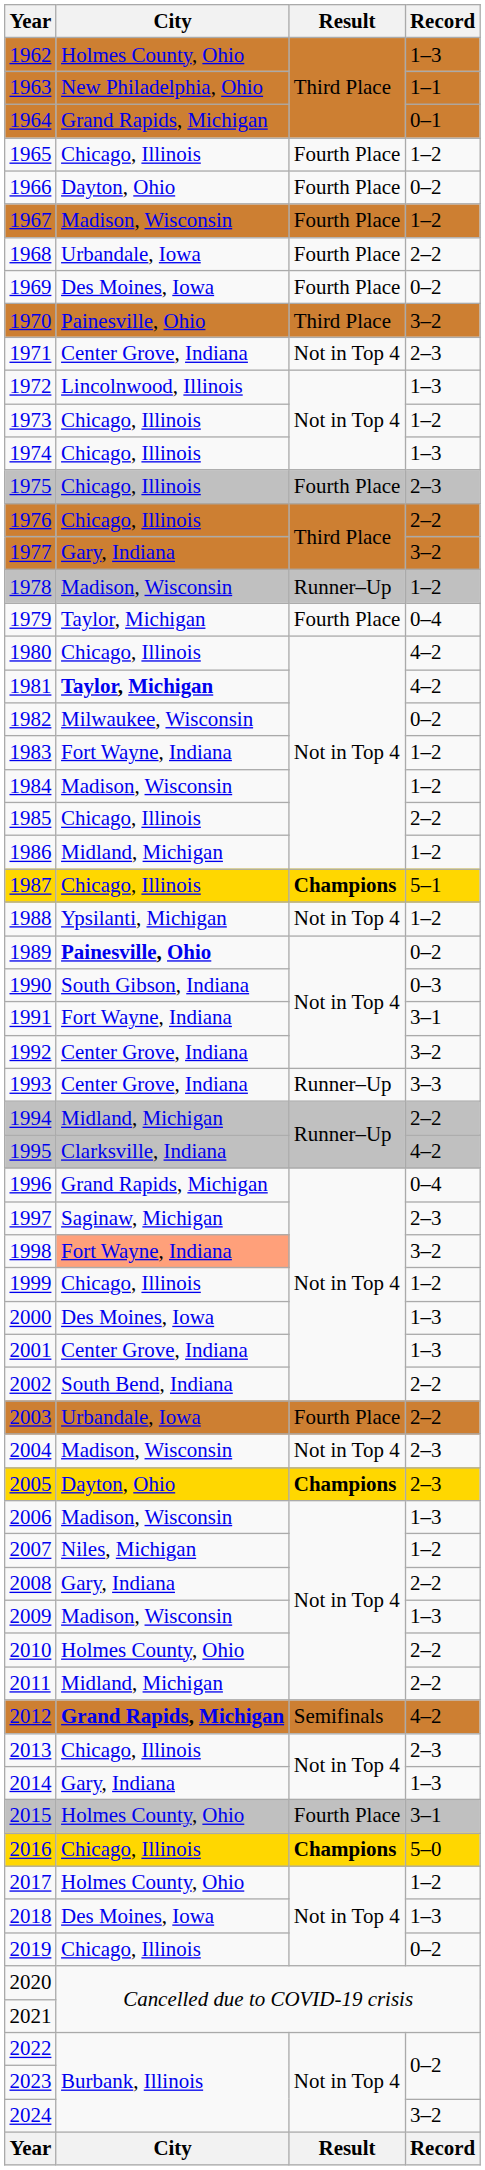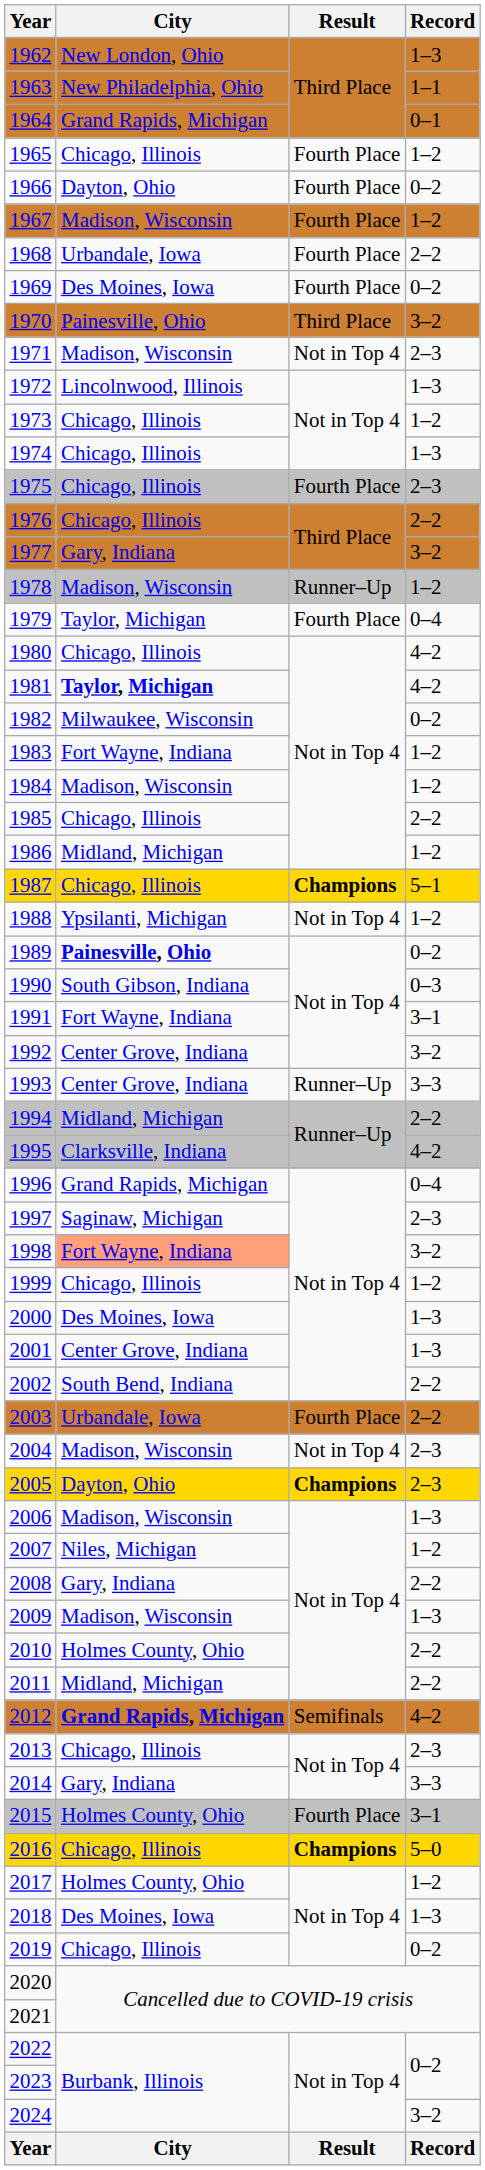(153, 54) Holmes County, Ohio -> (142, 54) New London, Ohio
(154, 353) Center Grove, Indiana -> (147, 353) Madison, Wisconsin
(426, 1782) 1–3 -> (426, 1782) 3–3
